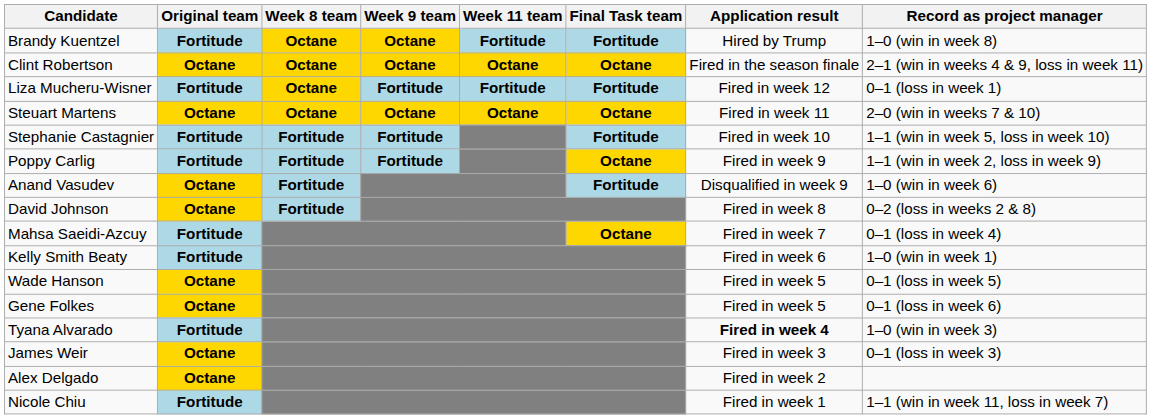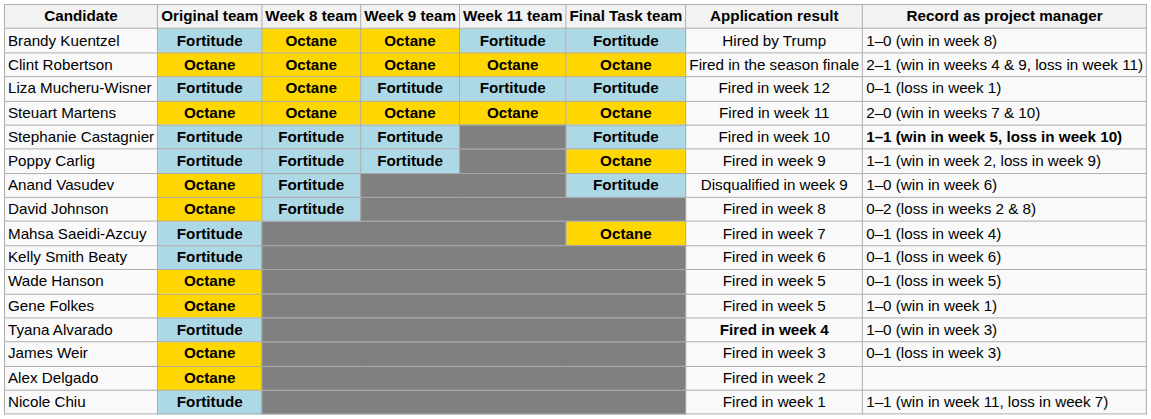(988, 137) normal -> (994, 137) bold
(932, 257) 1–0 (win in week 1) -> (934, 257) 0–1 (loss in week 6)
(934, 305) 0–1 (loss in week 6) -> (932, 305) 1–0 (win in week 1)
